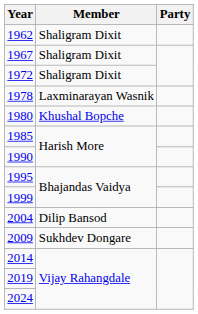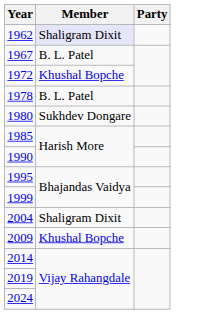(80, 34) no background -> (80, 34) lavender background
(80, 55) Shaligram Dixit -> (66, 55) B. L. Patel
(80, 75) Shaligram Dixit -> (81, 75) Khushal Bopche
(96, 95) Laxminarayan Wasnik -> (66, 95) B. L. Patel
(81, 116) Khushal Bopche -> (85, 116) Sukhdev Dongare
(73, 217) Dilip Bansod -> (80, 217) Shaligram Dixit
(85, 237) Sukhdev Dongare -> (81, 237) Khushal Bopche
